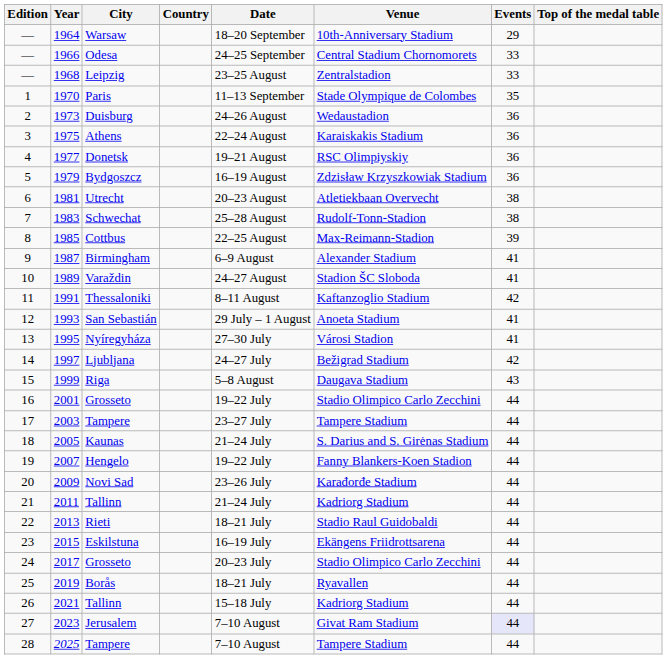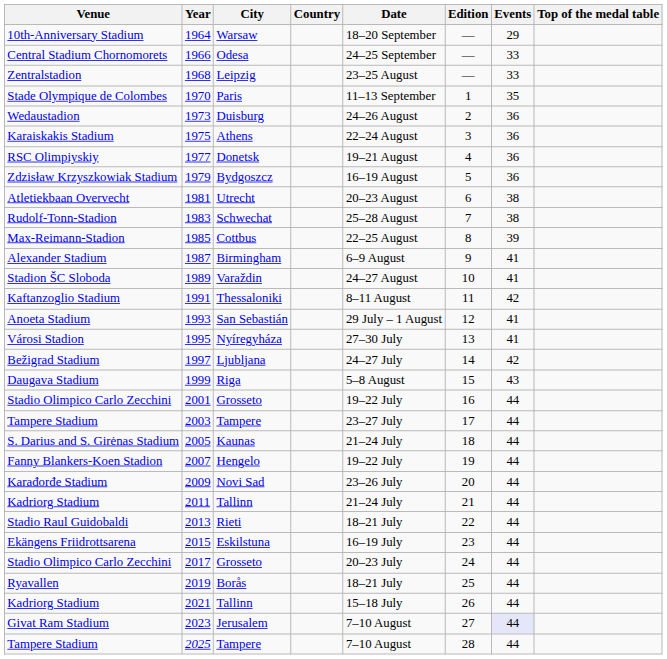columns swapped: (28, 14) <-> (403, 14)
